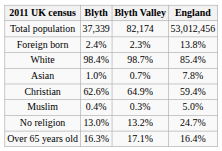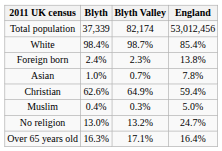rows swapped: (43, 44) <-> (43, 60)
